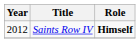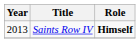(17, 29) 2012 -> (17, 29) 2013
